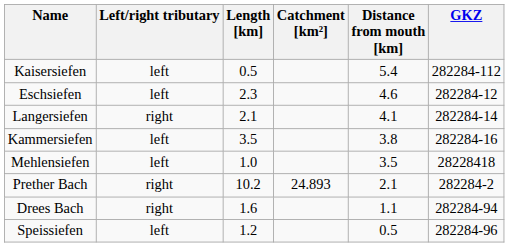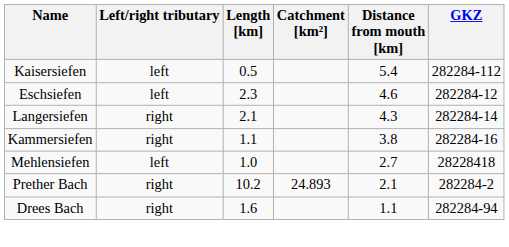(388, 116) 4.1 -> (388, 116) 4.3
(159, 139) left -> (159, 139) right
(248, 139) 3.5 -> (248, 139) 1.1
(388, 162) 3.5 -> (388, 162) 2.7
- row: (50, 231)
